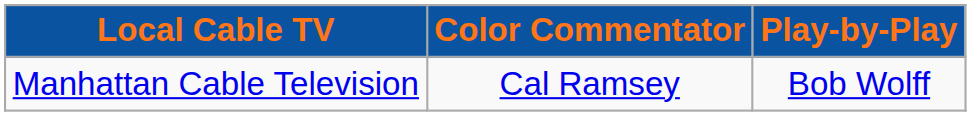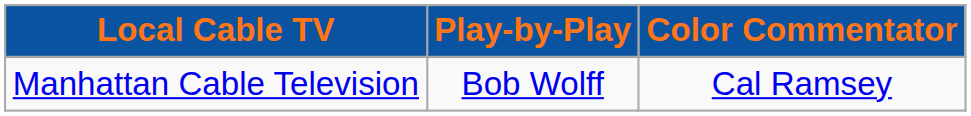columns swapped: (859, 30) <-> (590, 30)
